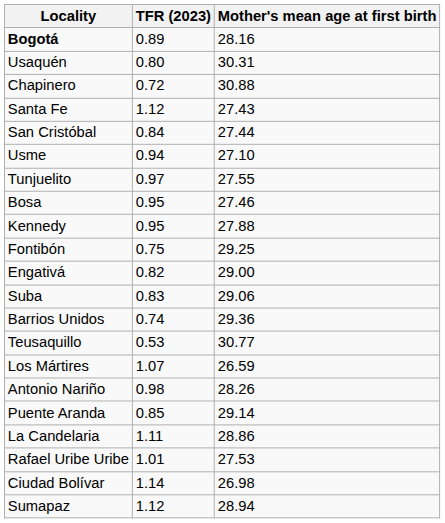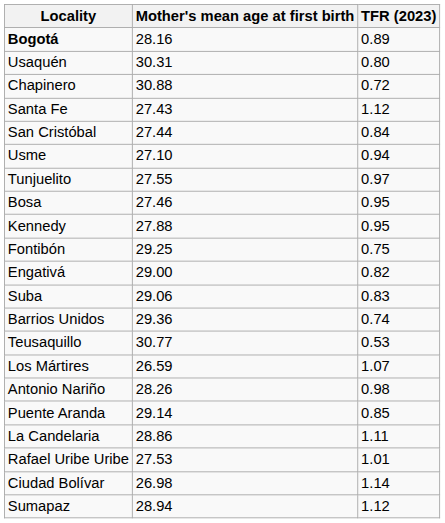columns swapped: (173, 16) <-> (327, 16)
